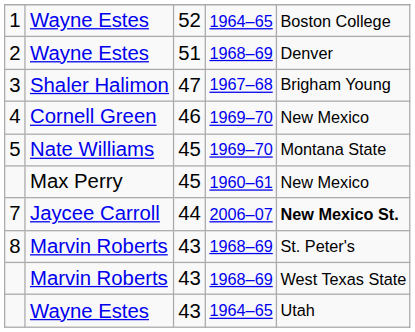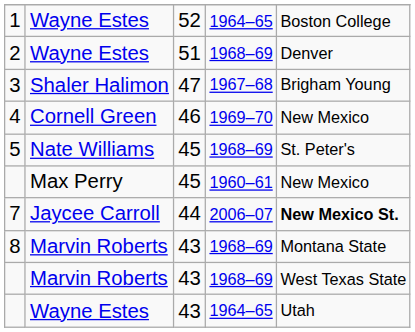(241, 150) 1969–70 -> (241, 150) 1968–69
(333, 150) Montana State -> (318, 150) St. Peter's
(318, 246) St. Peter's -> (333, 246) Montana State
